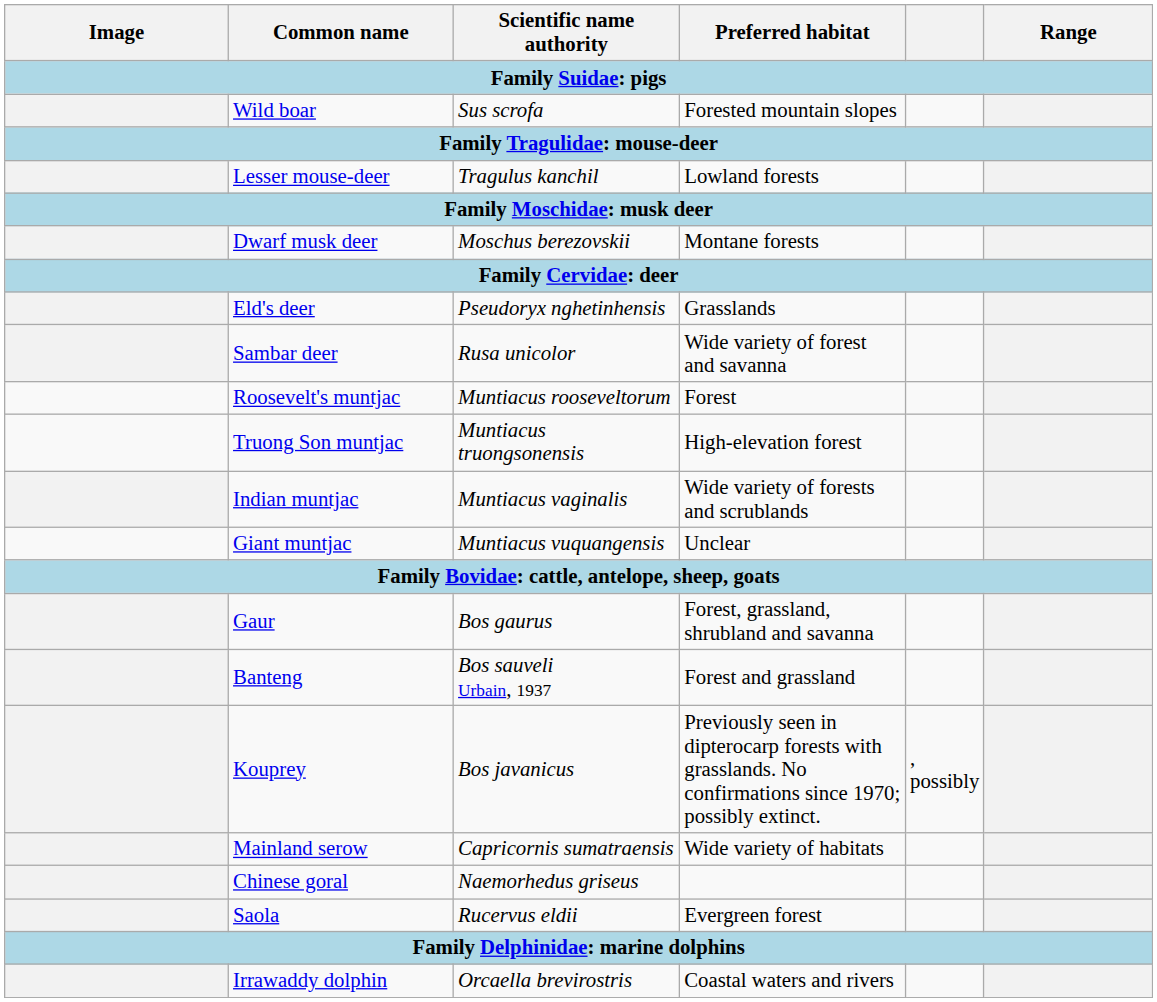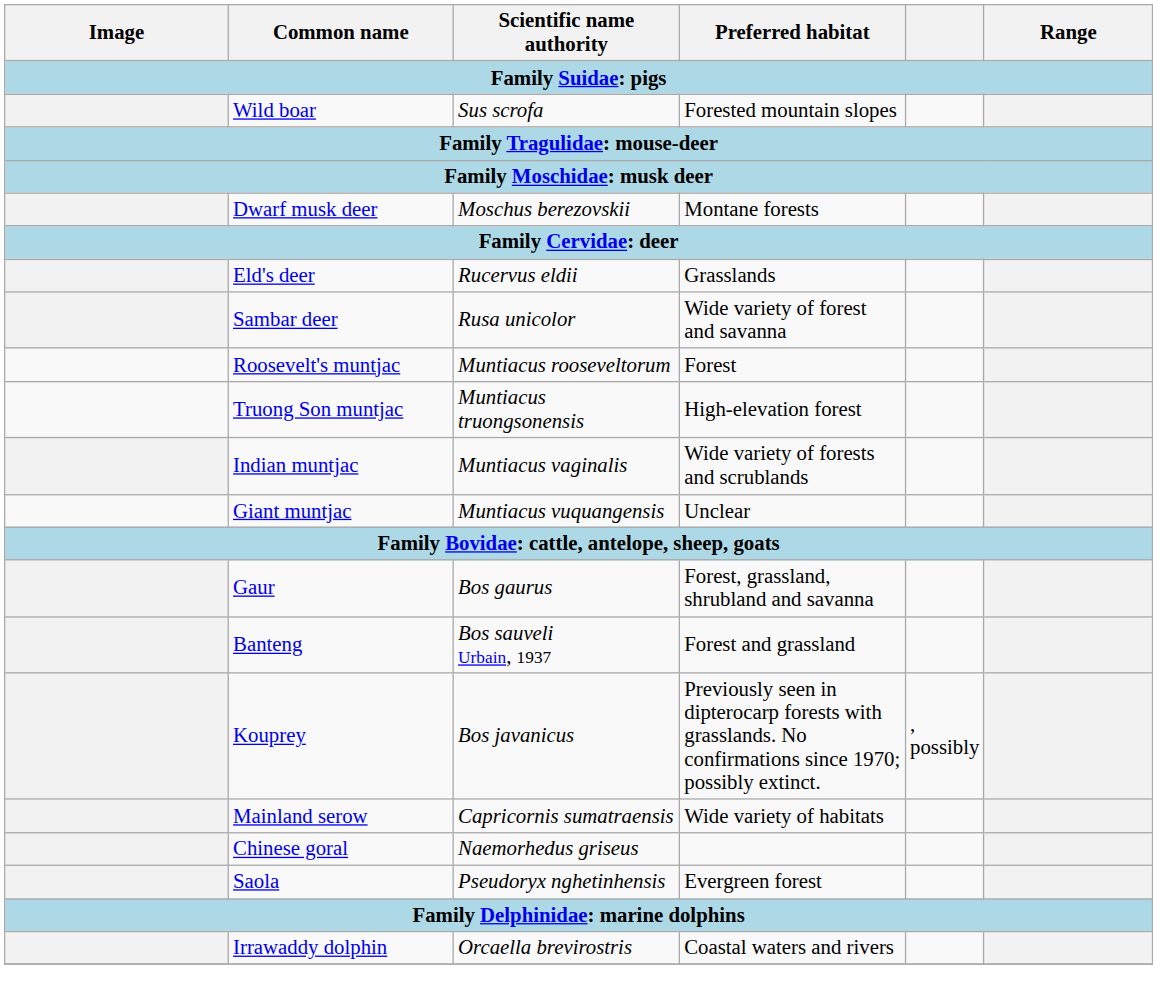- row: (311, 176)
(562, 308) Pseudoryx nghetinhensis -> (518, 275) Rucervus eldii
(518, 914) Rucervus eldii -> (562, 881) Pseudoryx nghetinhensis
